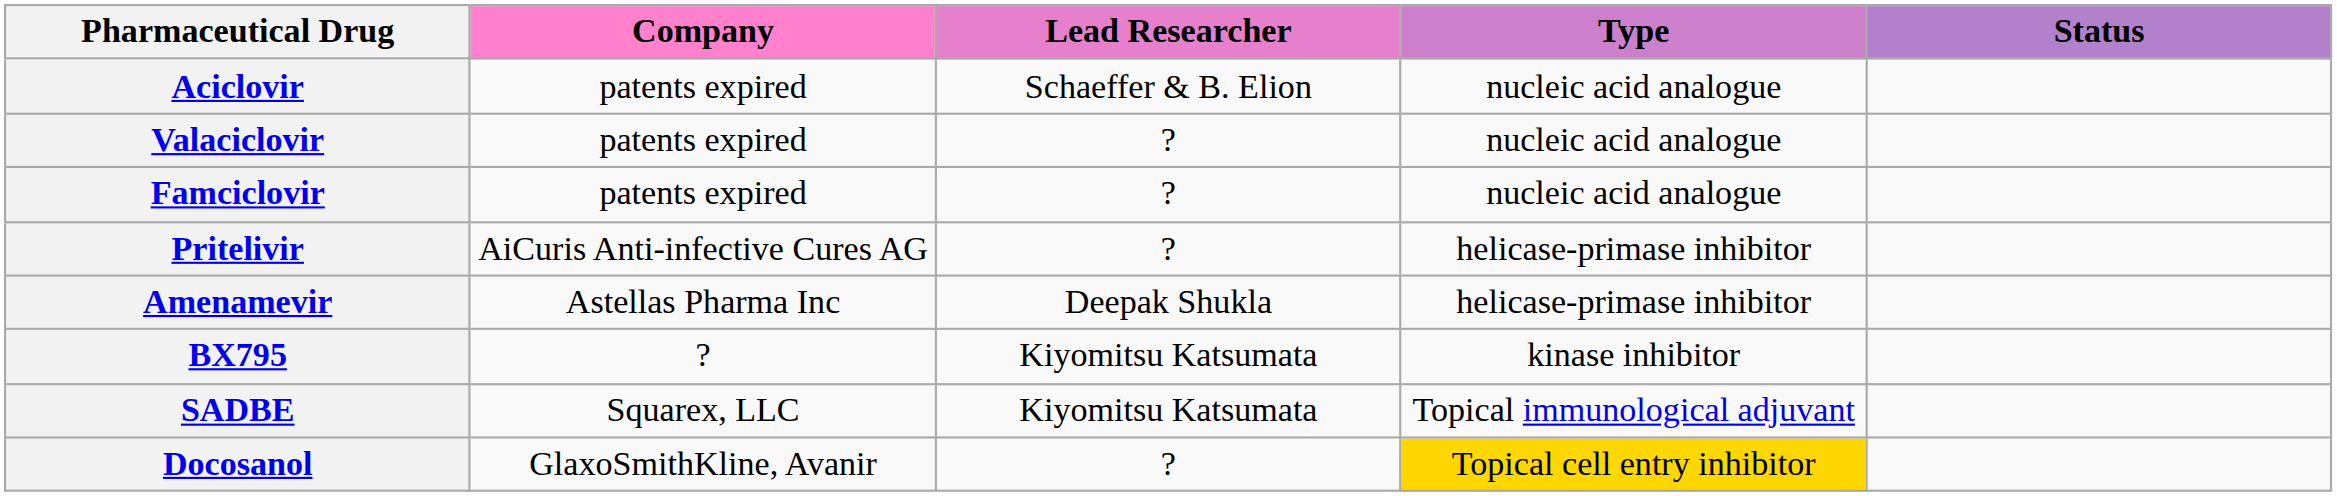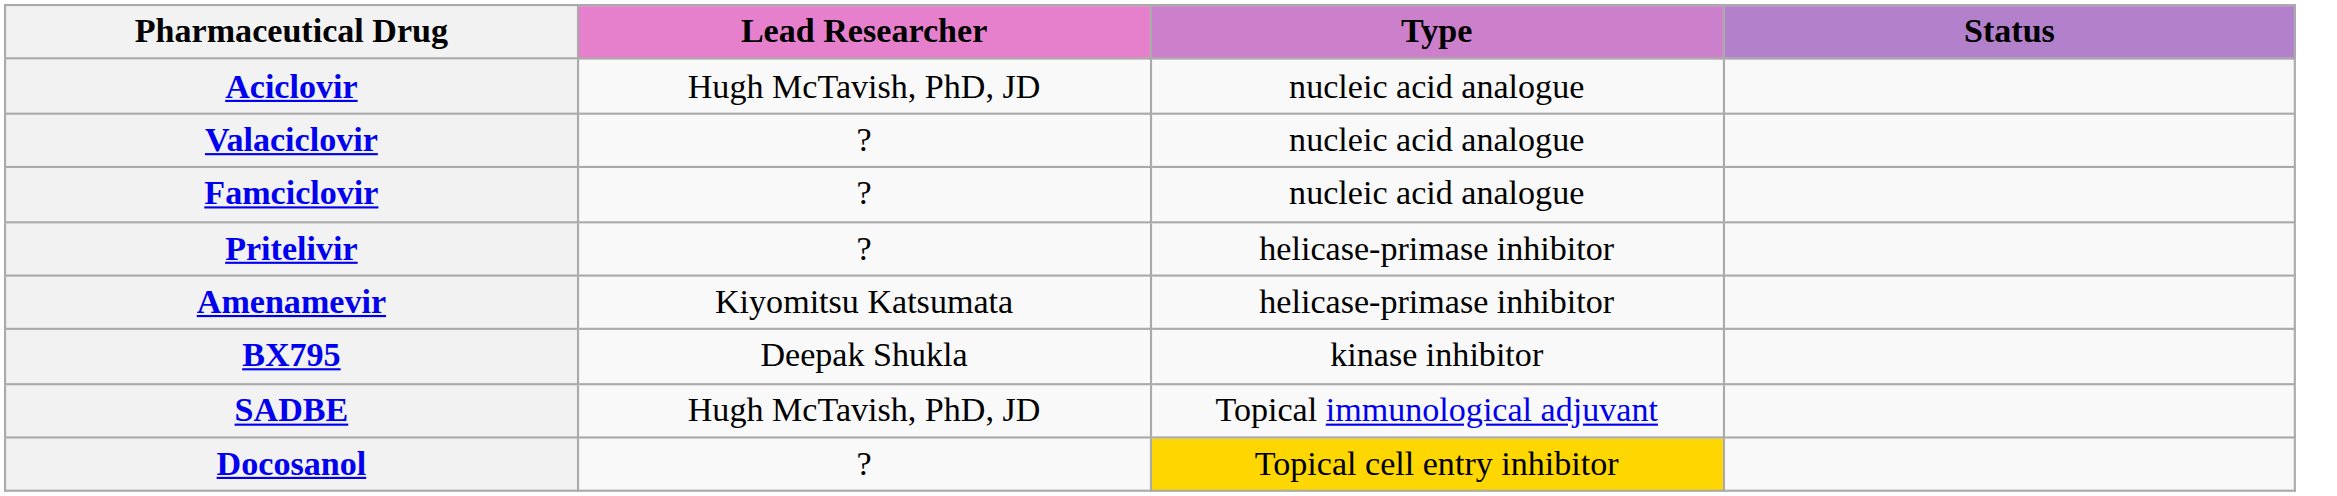- column: (703, 31)
(1168, 85) Schaeffer & B. Elion -> (864, 85) Hugh McTavish, PhD, JD
(1168, 301) Deepak Shukla -> (864, 301) Kiyomitsu Katsumata
(1168, 355) Kiyomitsu Katsumata -> (864, 355) Deepak Shukla
(1168, 409) Kiyomitsu Katsumata -> (864, 409) Hugh McTavish, PhD, JD
